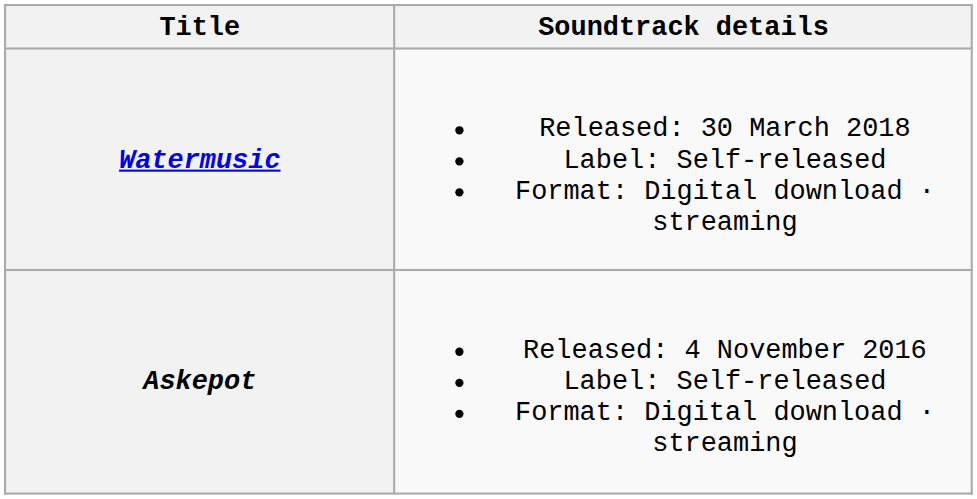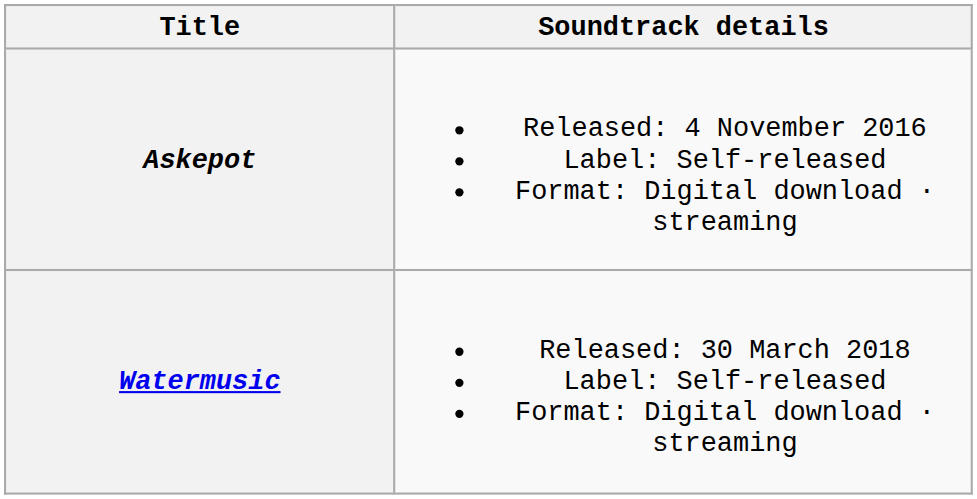rows swapped: (200, 382) <-> (200, 160)
